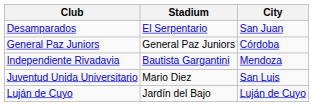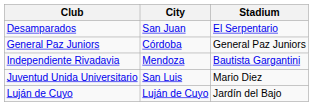columns swapped: (273, 12) <-> (189, 12)
